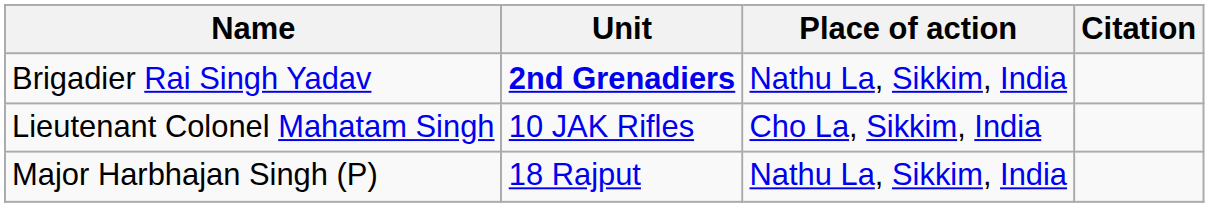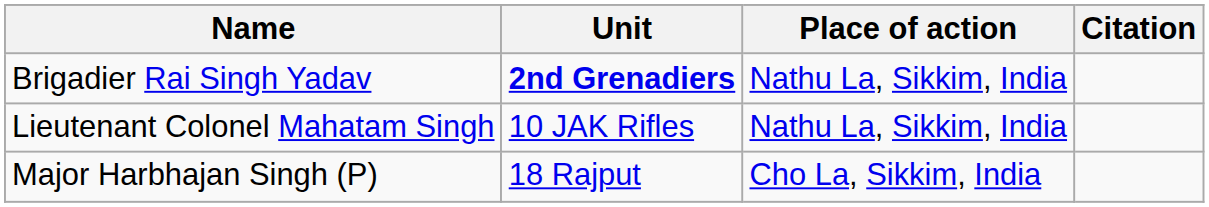(895, 126) Cho La, Sikkim, India -> (908, 126) Nathu La, Sikkim, India
(908, 175) Nathu La, Sikkim, India -> (895, 175) Cho La, Sikkim, India
